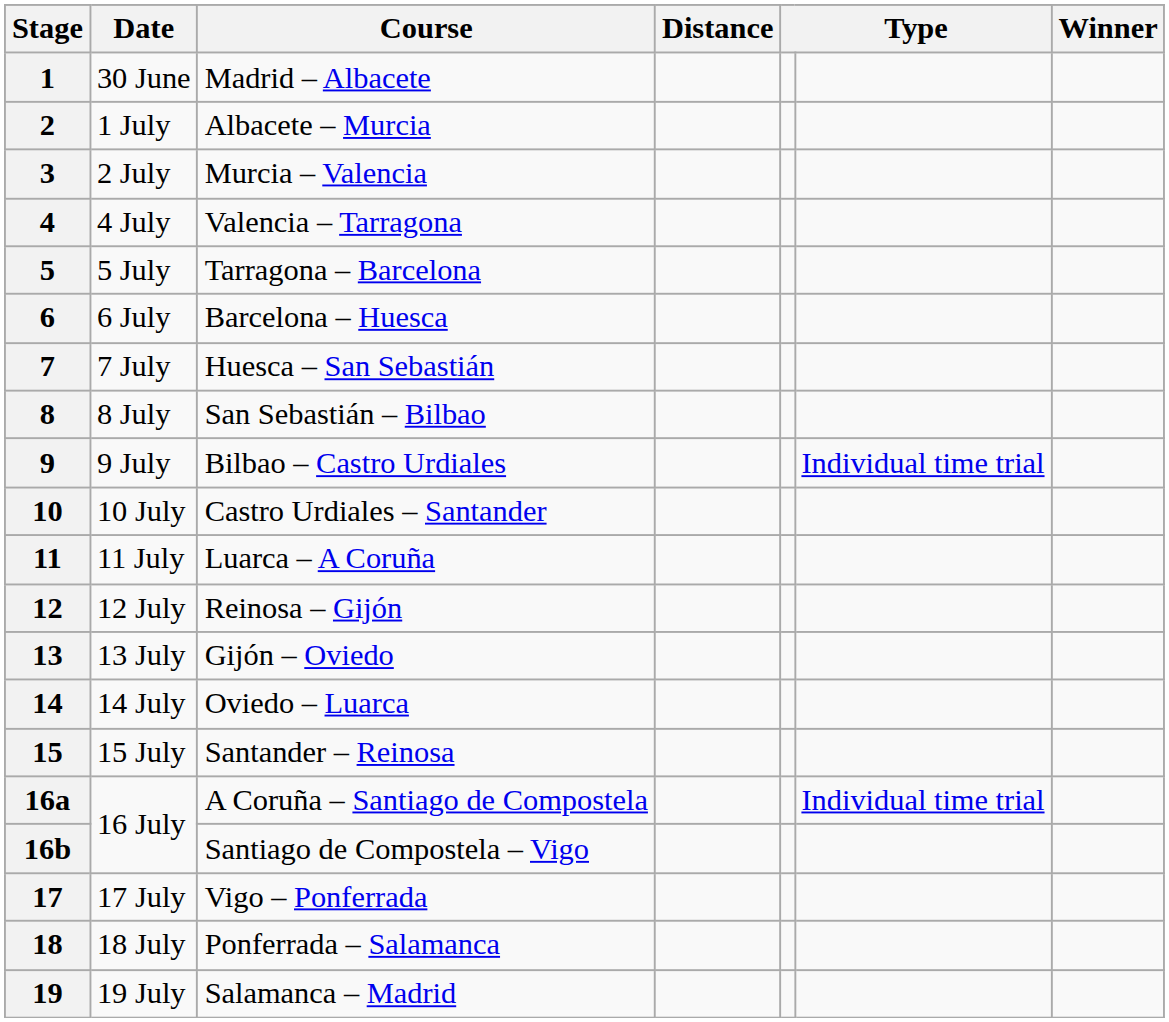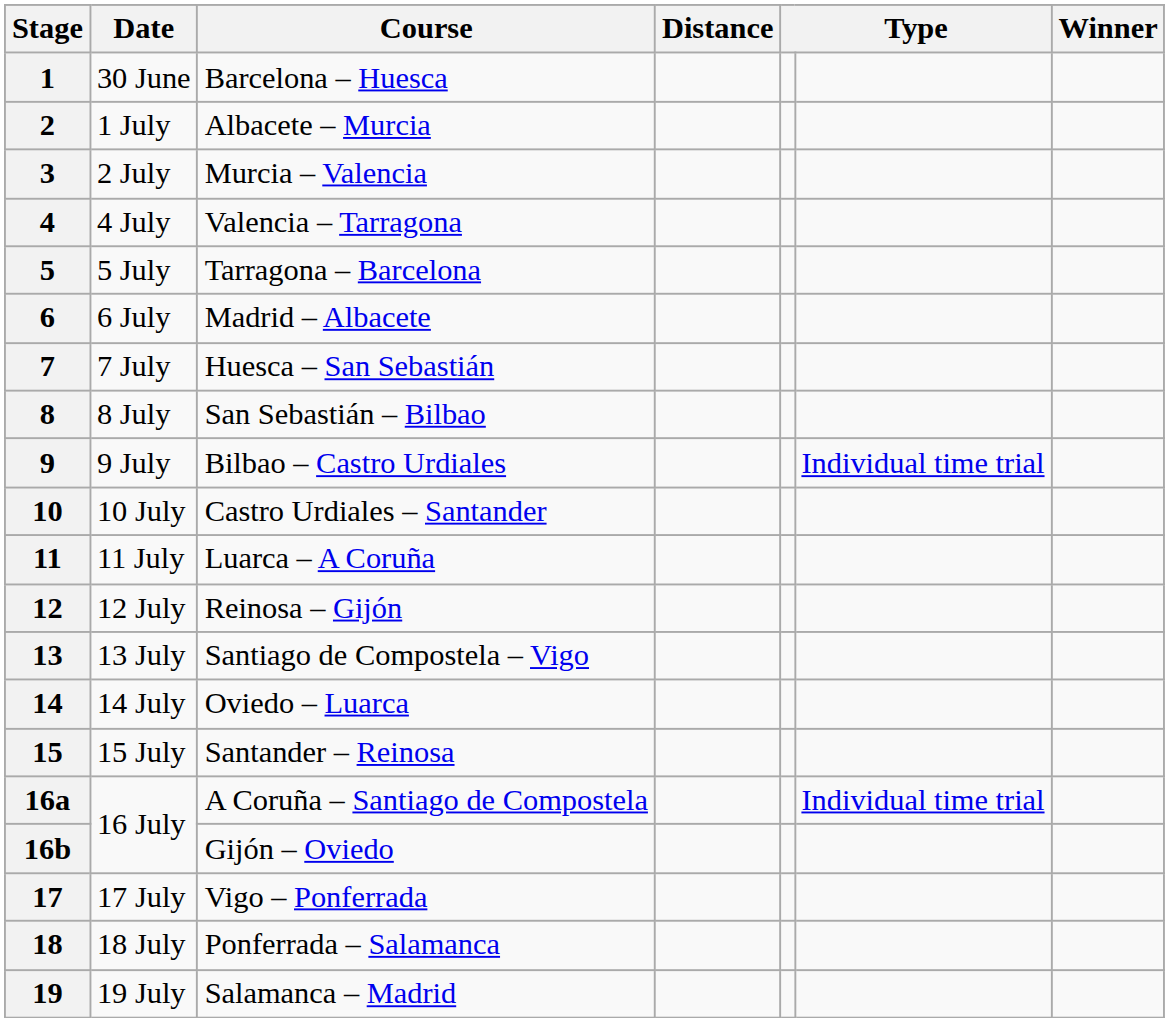(318, 76) Madrid – Albacete -> (326, 76) Barcelona – Huesca
(326, 317) Barcelona – Huesca -> (318, 317) Madrid – Albacete
(299, 655) Gijón – Oviedo -> (397, 655) Santiago de Compostela – Vigo
(397, 848) Santiago de Compostela – Vigo -> (299, 848) Gijón – Oviedo
